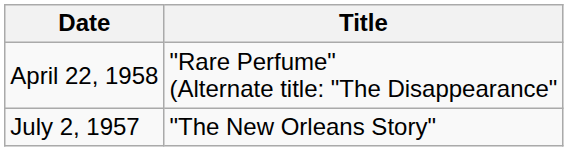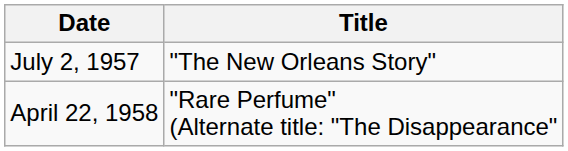rows swapped: (75, 126) <-> (84, 75)
